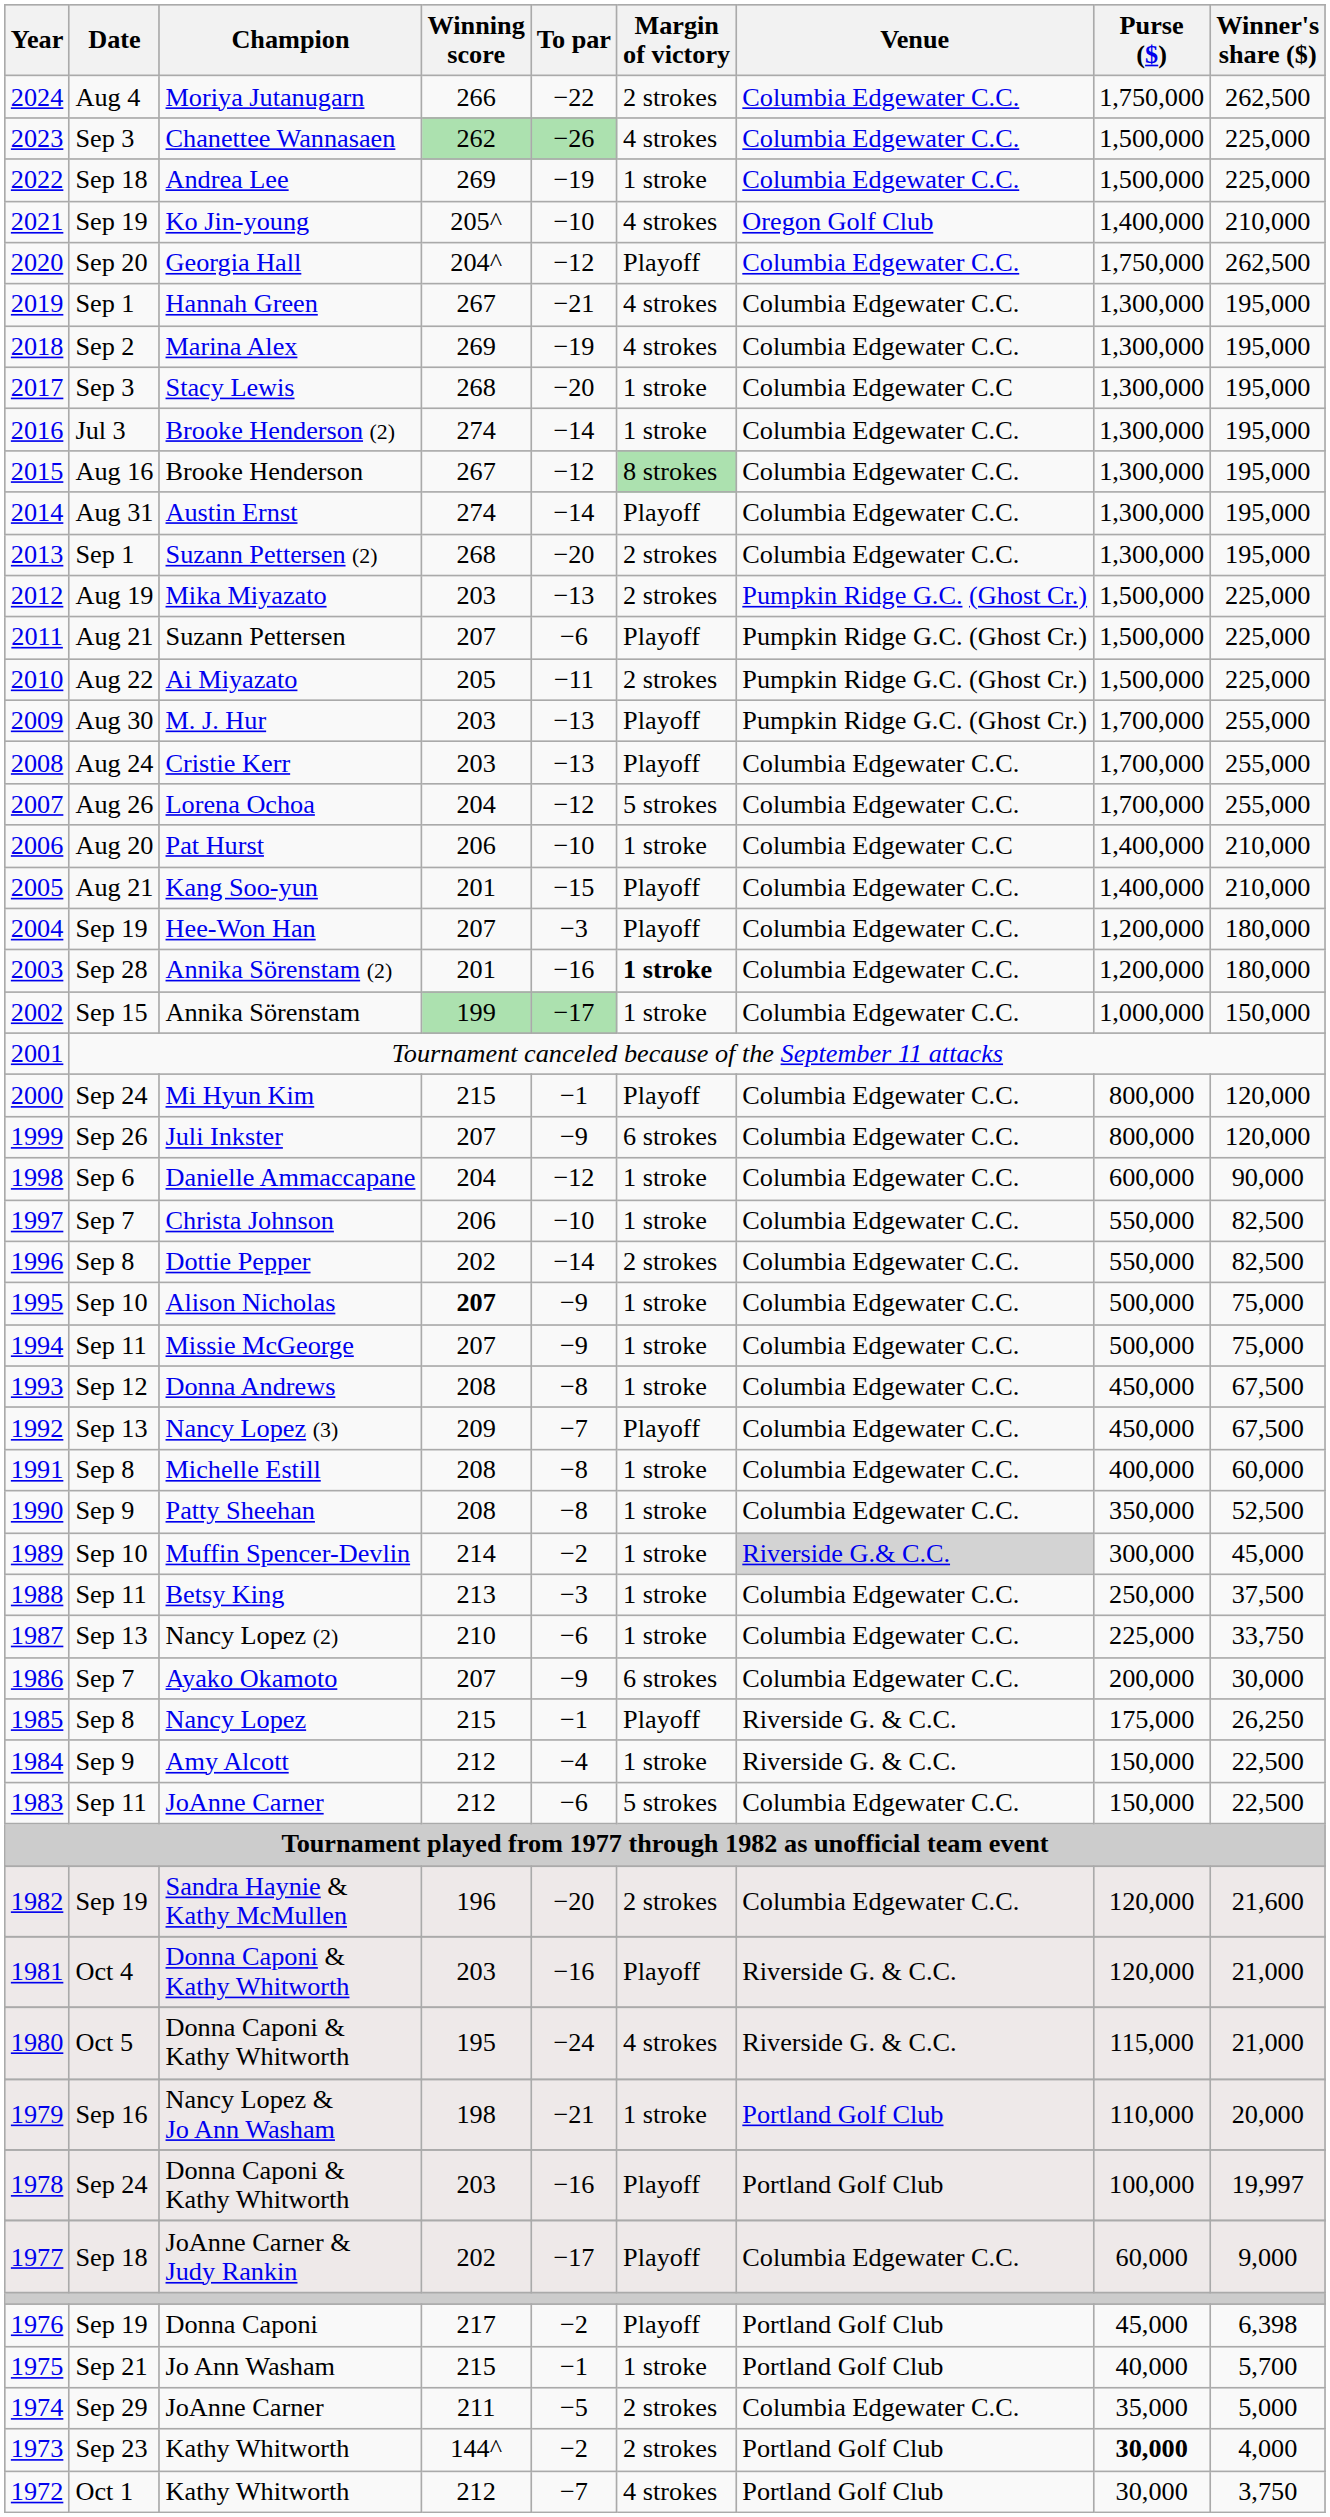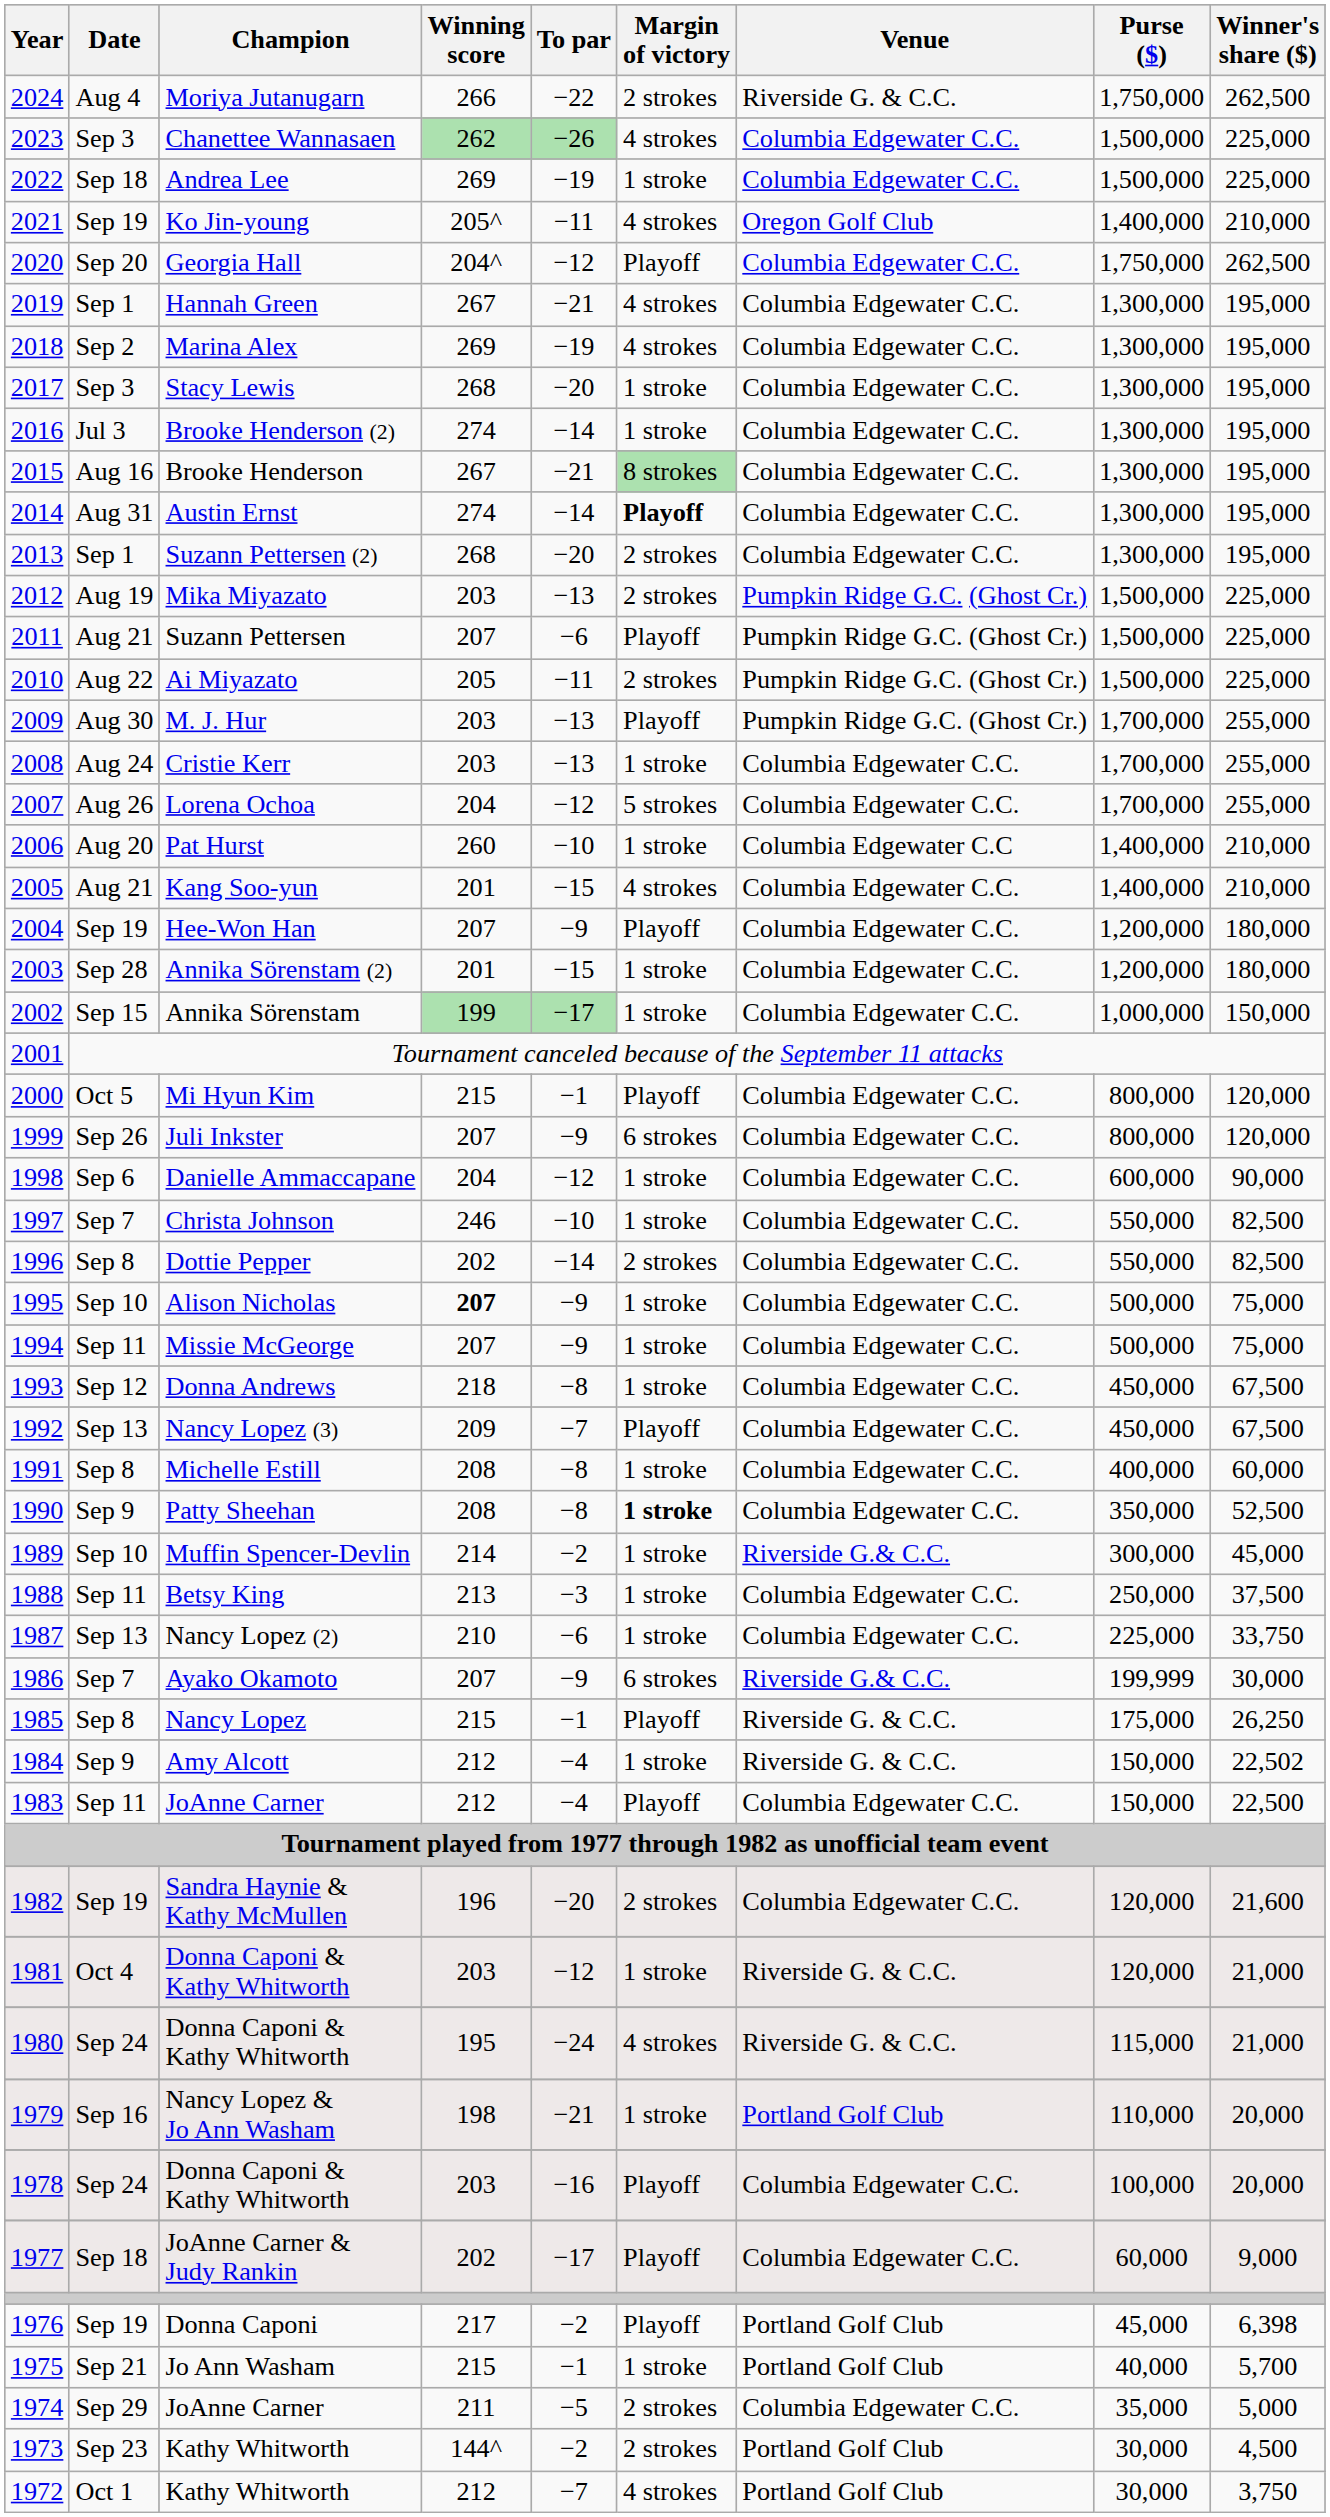(881, 96) Columbia Edgewater C.C. -> (849, 96) Riverside G. & C.C.
(574, 221) −10 -> (574, 221) −11
(877, 387) Columbia Edgewater C.C -> (881, 387) Columbia Edgewater C.C.
(574, 470) −12 -> (574, 470) −21
(661, 512) normal -> (663, 512) bold
(661, 762) Playoff -> (665, 762) 1 stroke
(476, 845) 206 -> (476, 845) 260
(661, 887) Playoff -> (670, 887) 4 strokes
(574, 928) −3 -> (574, 928) −9
(574, 970) −16 -> (574, 970) −15
(668, 970) bold -> (665, 970) normal
(112, 1095) Sep 24 -> (104, 1095) Oct 5
(476, 1220) 206 -> (476, 1220) 246
(476, 1386) 208 -> (476, 1386) 218
(665, 1511) normal -> (668, 1511) bold
(846, 1552) lightgrey background -> (846, 1552) no background
(881, 1677) Columbia Edgewater C.C. -> (846, 1677) Riverside G.& C.C.
(1152, 1677) 200,000 -> (1152, 1677) 199,999
(1268, 1761) 22,500 -> (1268, 1761) 22,502
(574, 1802) −6 -> (574, 1802) −4
(670, 1802) 5 strokes -> (661, 1802) Playoff
(574, 1971) −16 -> (574, 1971) −12
(661, 1971) Playoff -> (665, 1971) 1 stroke
(104, 2042) Oct 5 -> (112, 2042) Sep 24
(843, 2185) Portland Golf Club -> (881, 2185) Columbia Edgewater C.C.
(1268, 2185) 19,997 -> (1268, 2185) 20,000
(1152, 2449) bold -> (1152, 2449) normal
(1268, 2449) 4,000 -> (1268, 2449) 4,500
